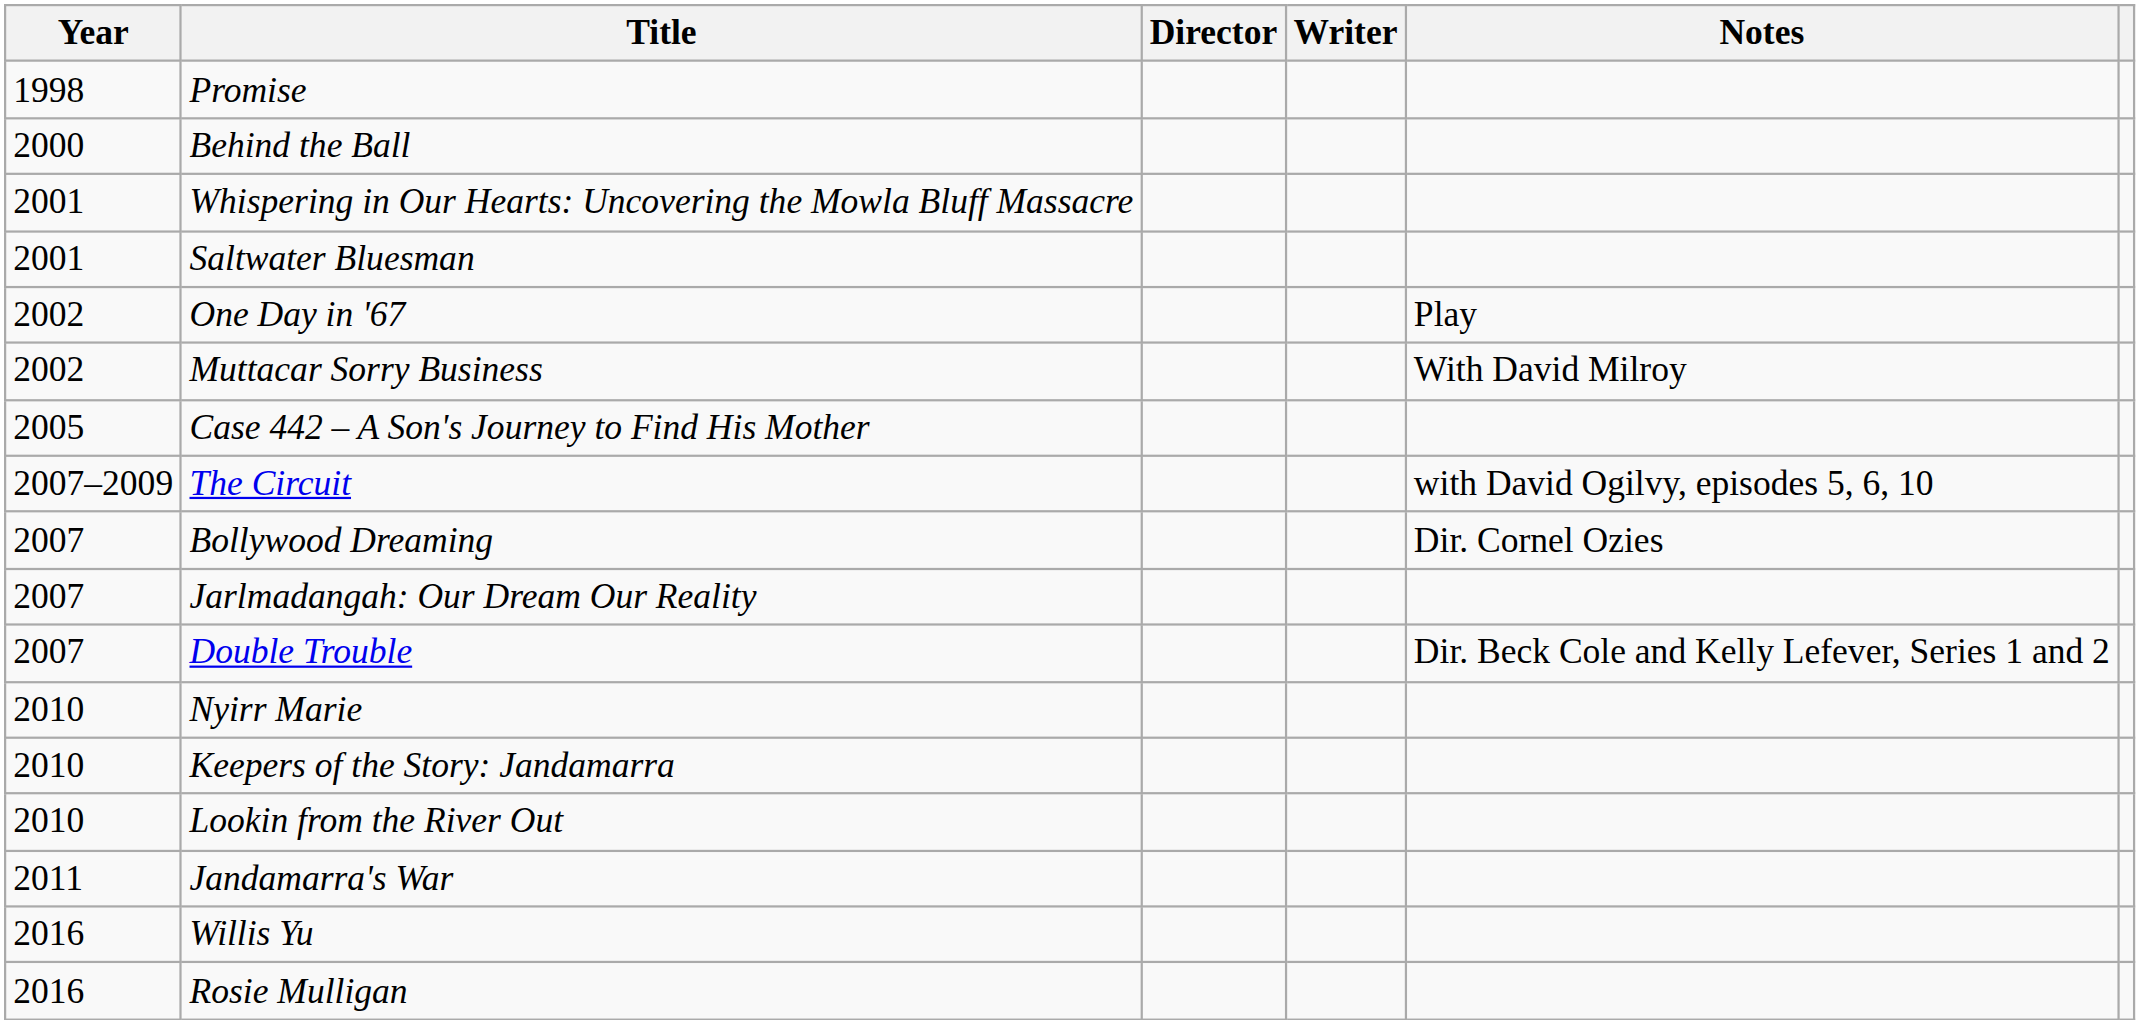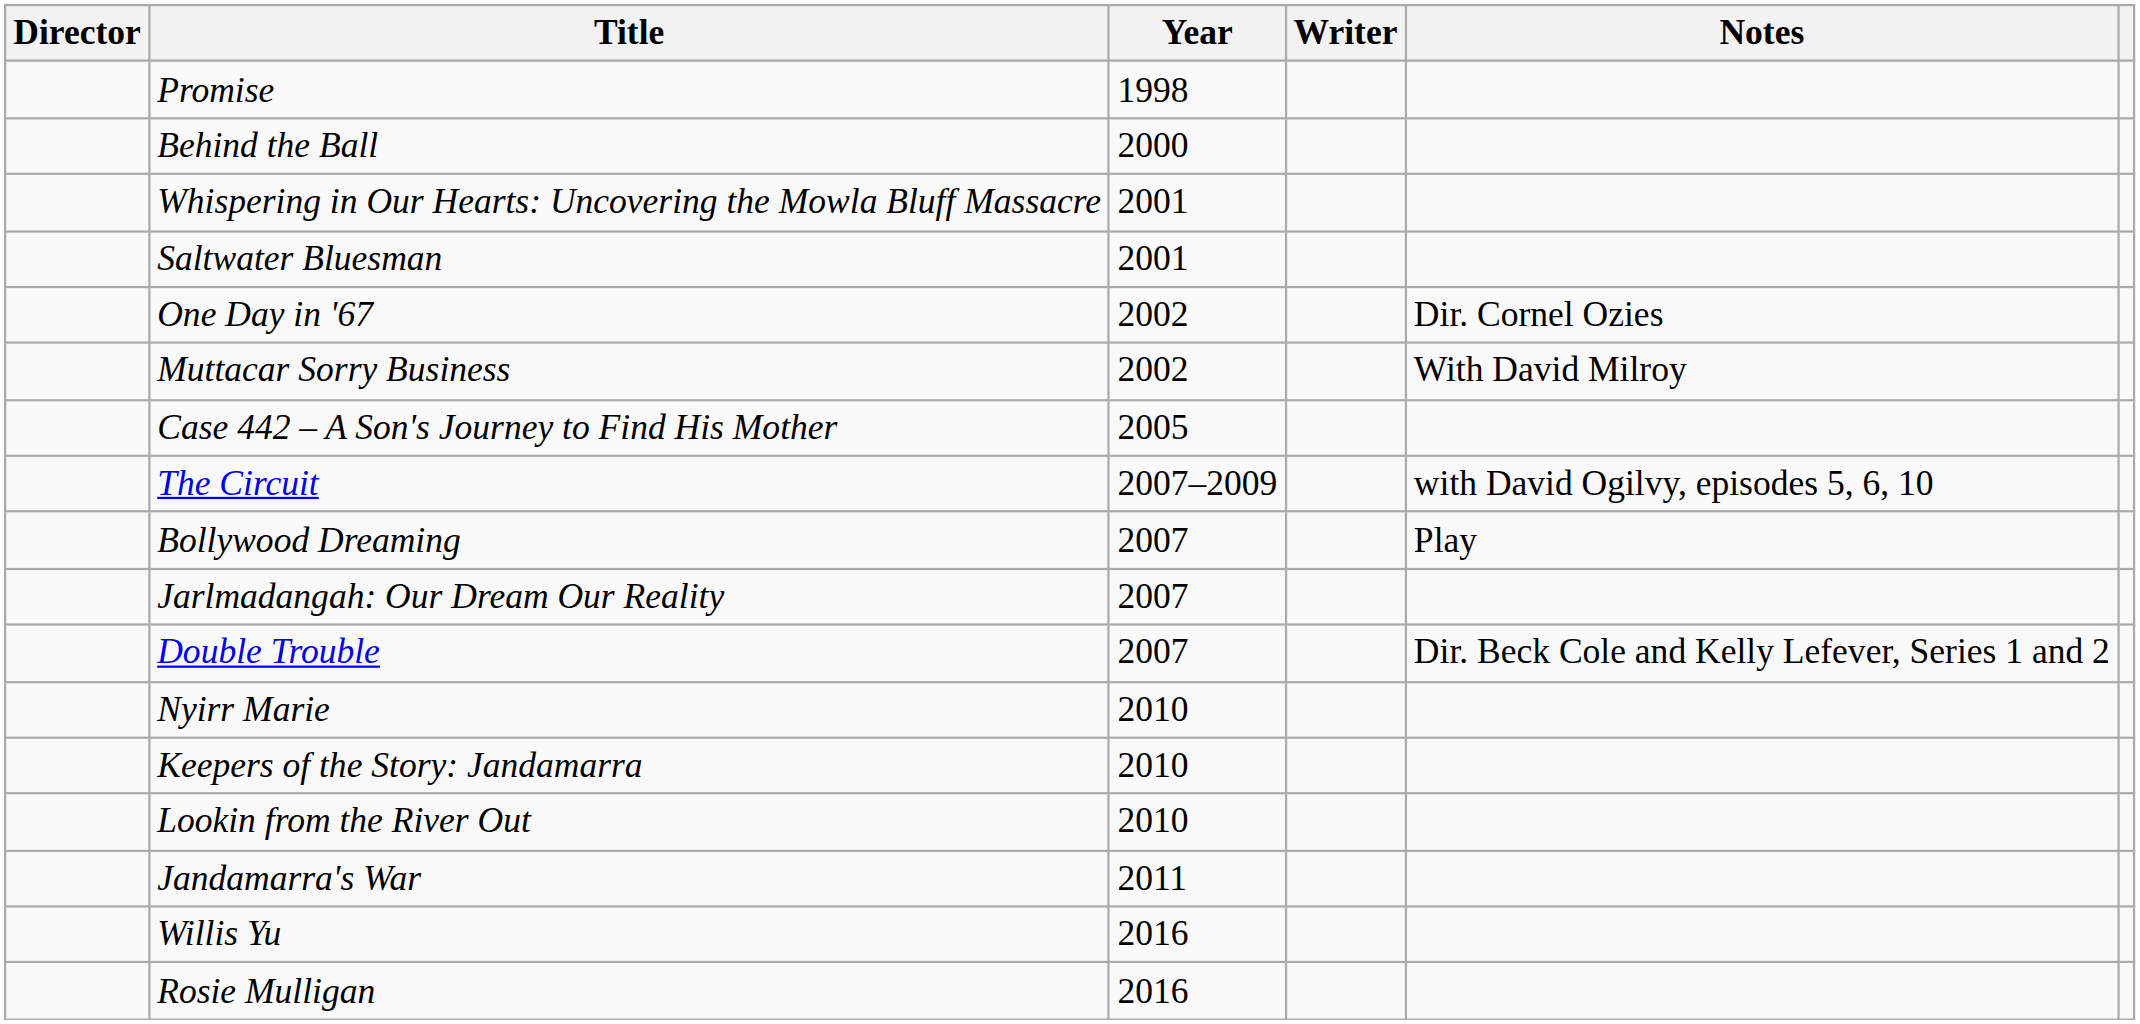columns swapped: (93, 32) <-> (1213, 32)
(1445, 314) Play -> (1539, 314) Dir. Cornel Ozies
(1539, 539) Dir. Cornel Ozies -> (1445, 539) Play
